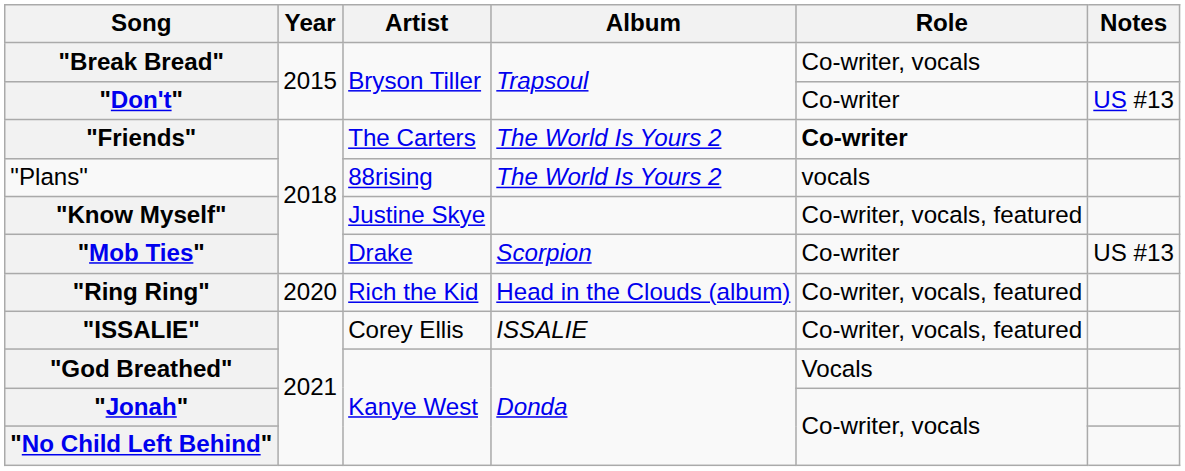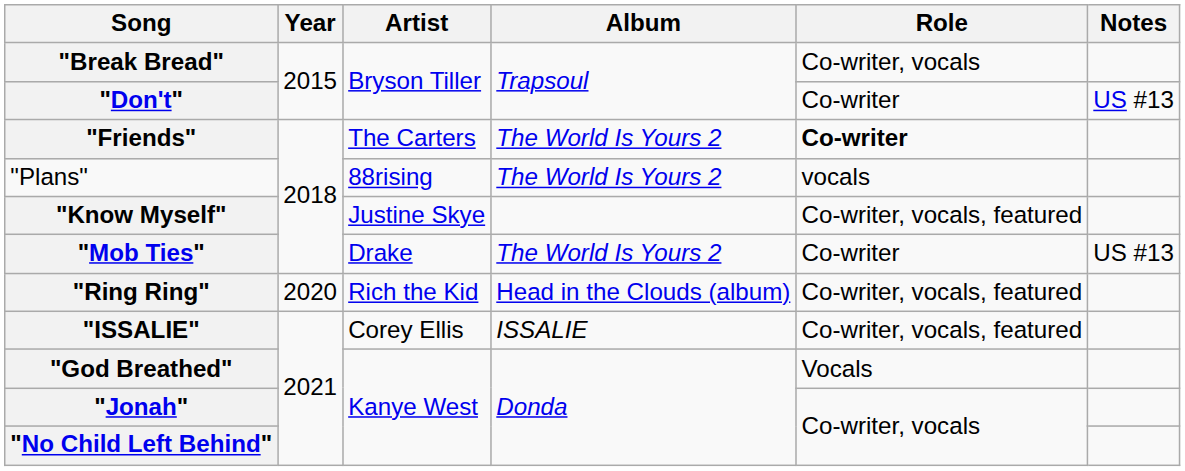(544, 253) Scorpion -> (609, 253) The World Is Yours 2
